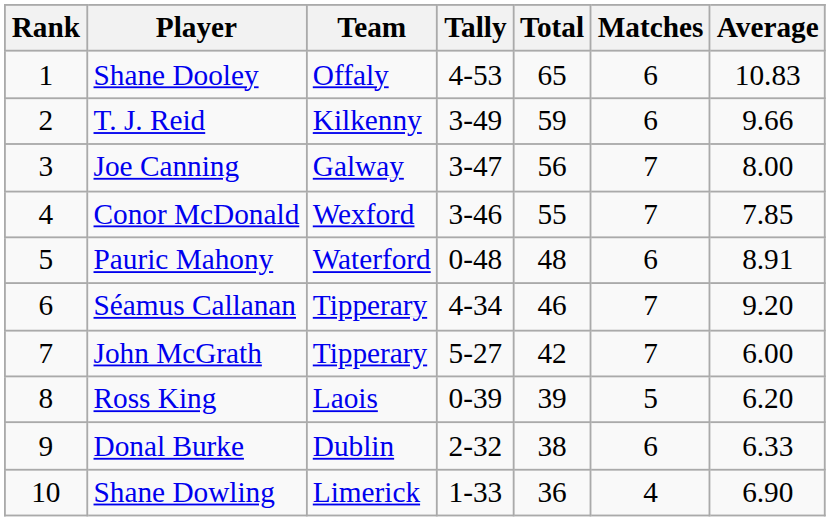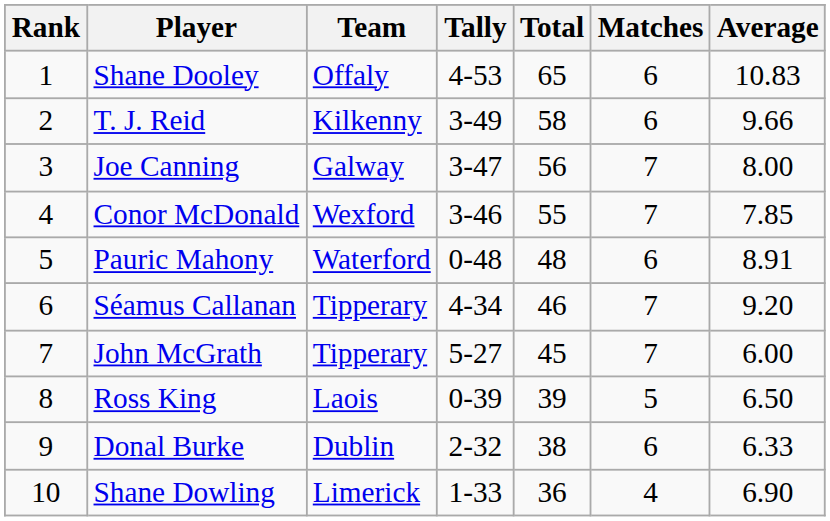(552, 120) 59 -> (552, 120) 58
(552, 352) 42 -> (552, 352) 45
(768, 399) 6.20 -> (768, 399) 6.50
